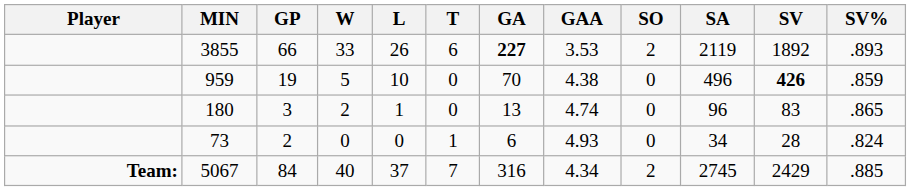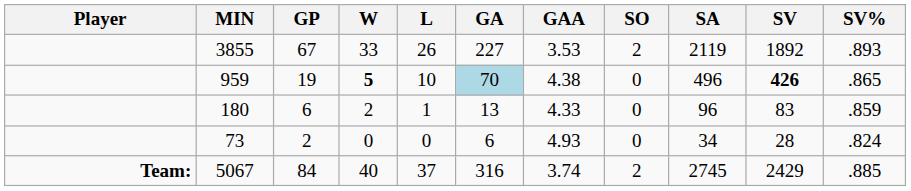- column: (453, 19)
(287, 49) 66 -> (307, 49) 67
(511, 49) bold -> (489, 49) normal
(345, 79) normal -> (368, 79) bold
(511, 79) no background -> (489, 79) lightblue background
(867, 79) .859 -> (865, 79) .865
(287, 110) 3 -> (307, 110) 6
(582, 110) 4.74 -> (564, 110) 4.33
(867, 110) .865 -> (865, 110) .859
(582, 170) 4.34 -> (564, 170) 3.74
